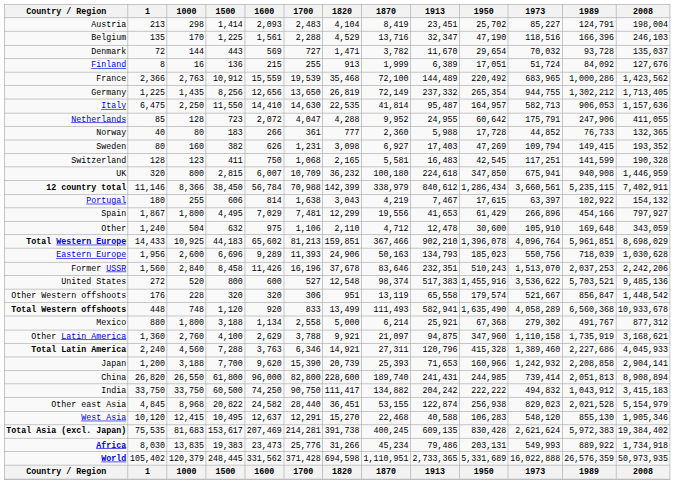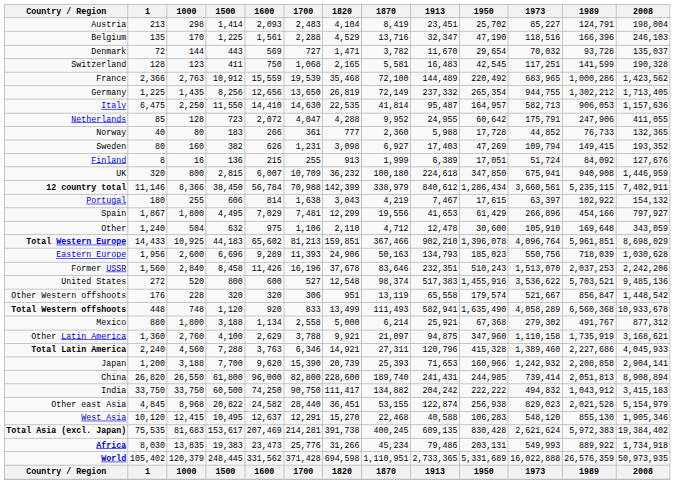rows swapped: (109, 65) <-> (99, 160)
